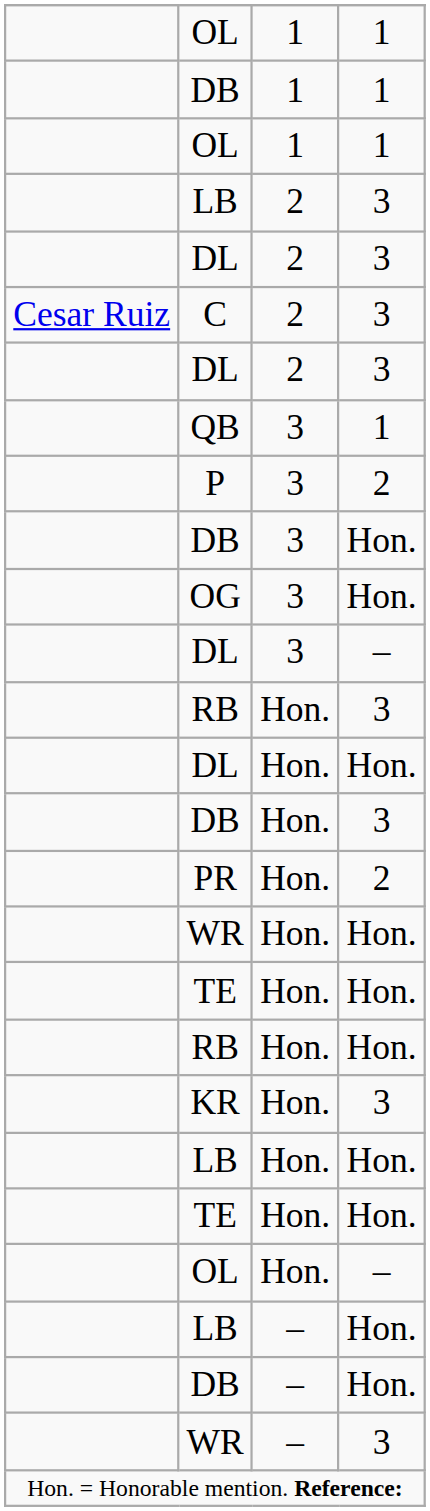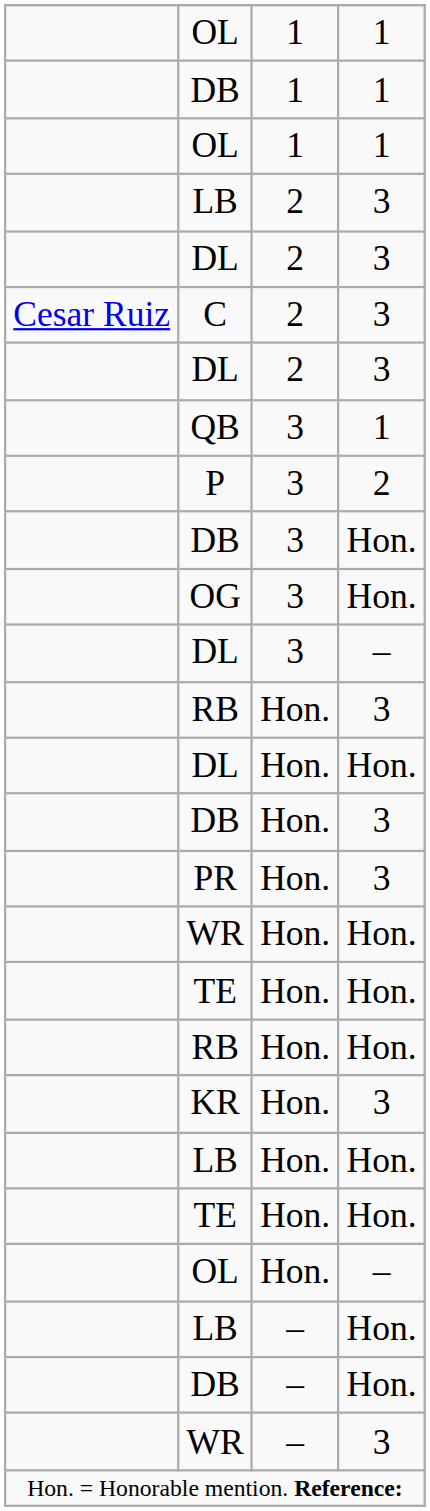(382, 877) 2 -> (382, 877) 3
